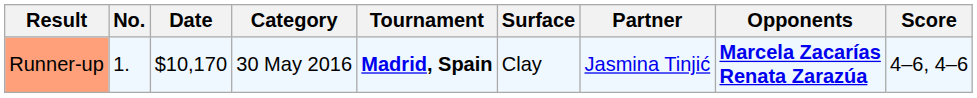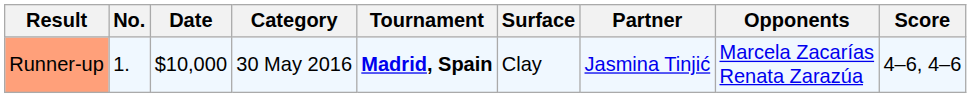(191, 64) $10,170 -> (191, 64) $10,000
(800, 64) bold -> (797, 64) normal
